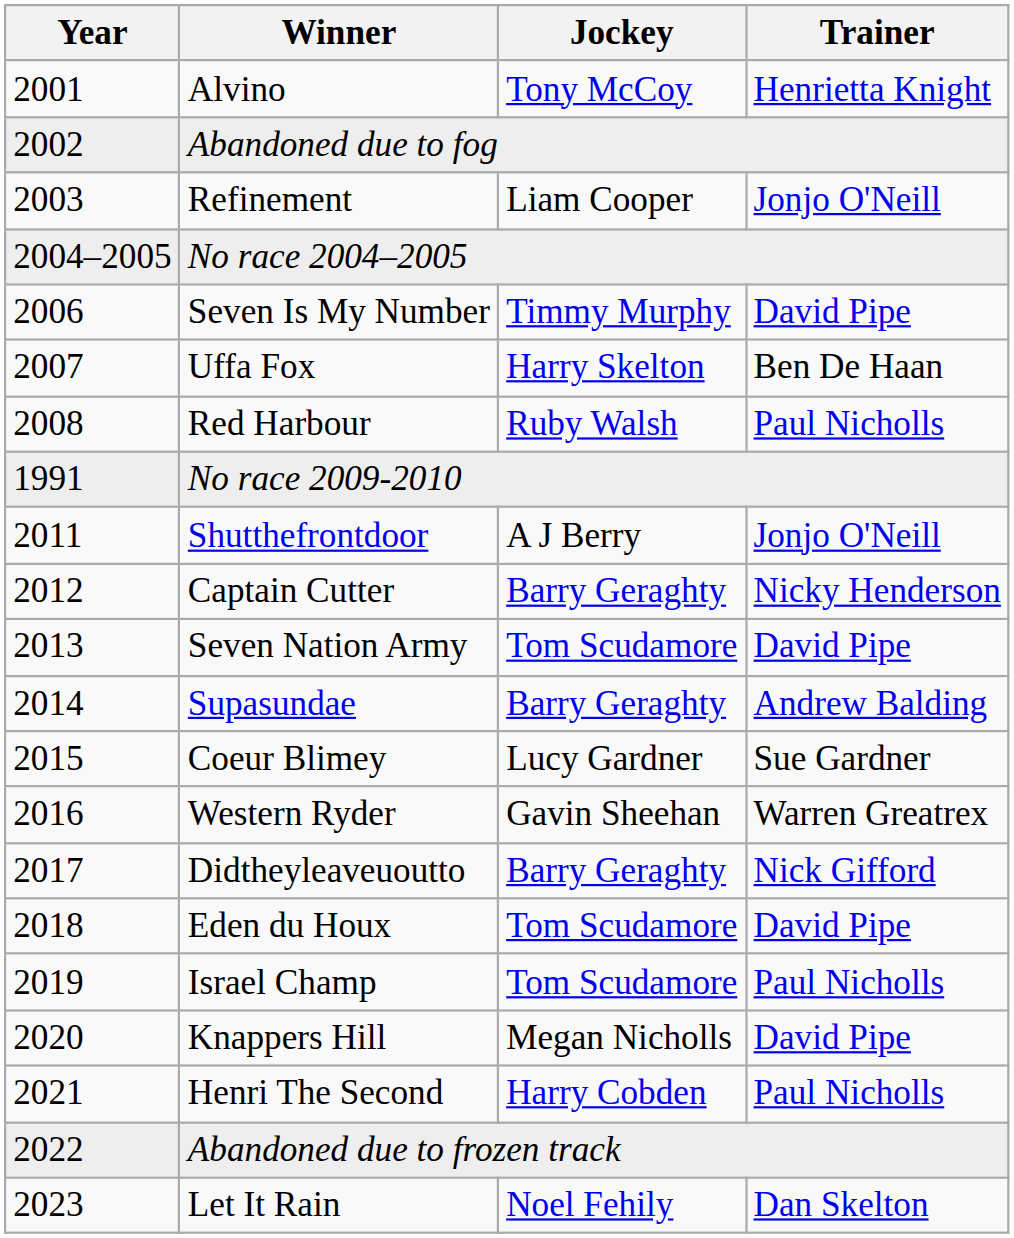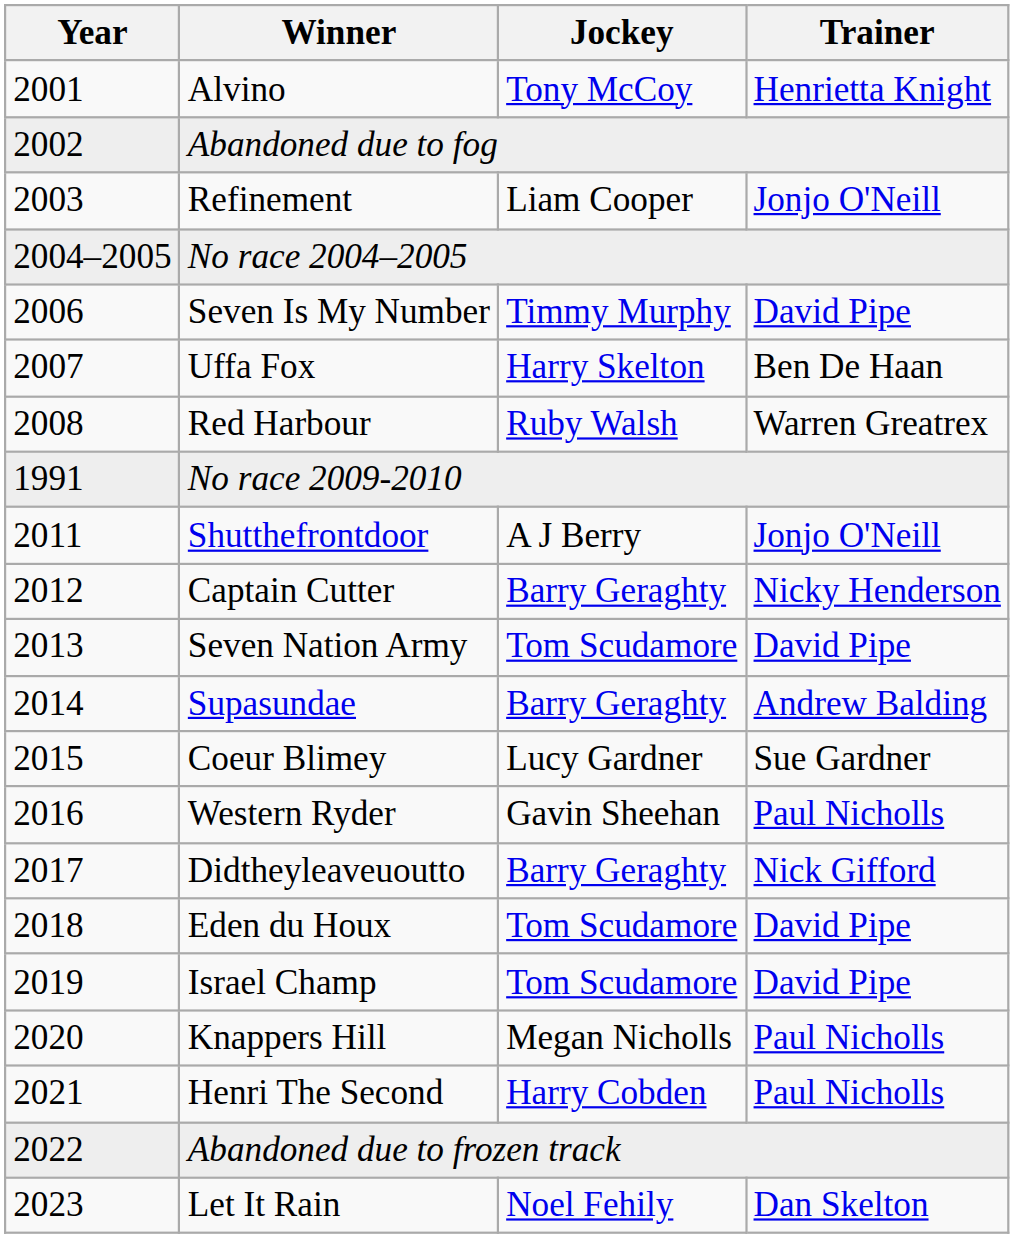(849, 423) Paul Nicholls -> (871, 423) Warren Greatrex
(871, 813) Warren Greatrex -> (849, 813) Paul Nicholls
(849, 981) Paul Nicholls -> (832, 981) David Pipe
(832, 1037) David Pipe -> (849, 1037) Paul Nicholls
